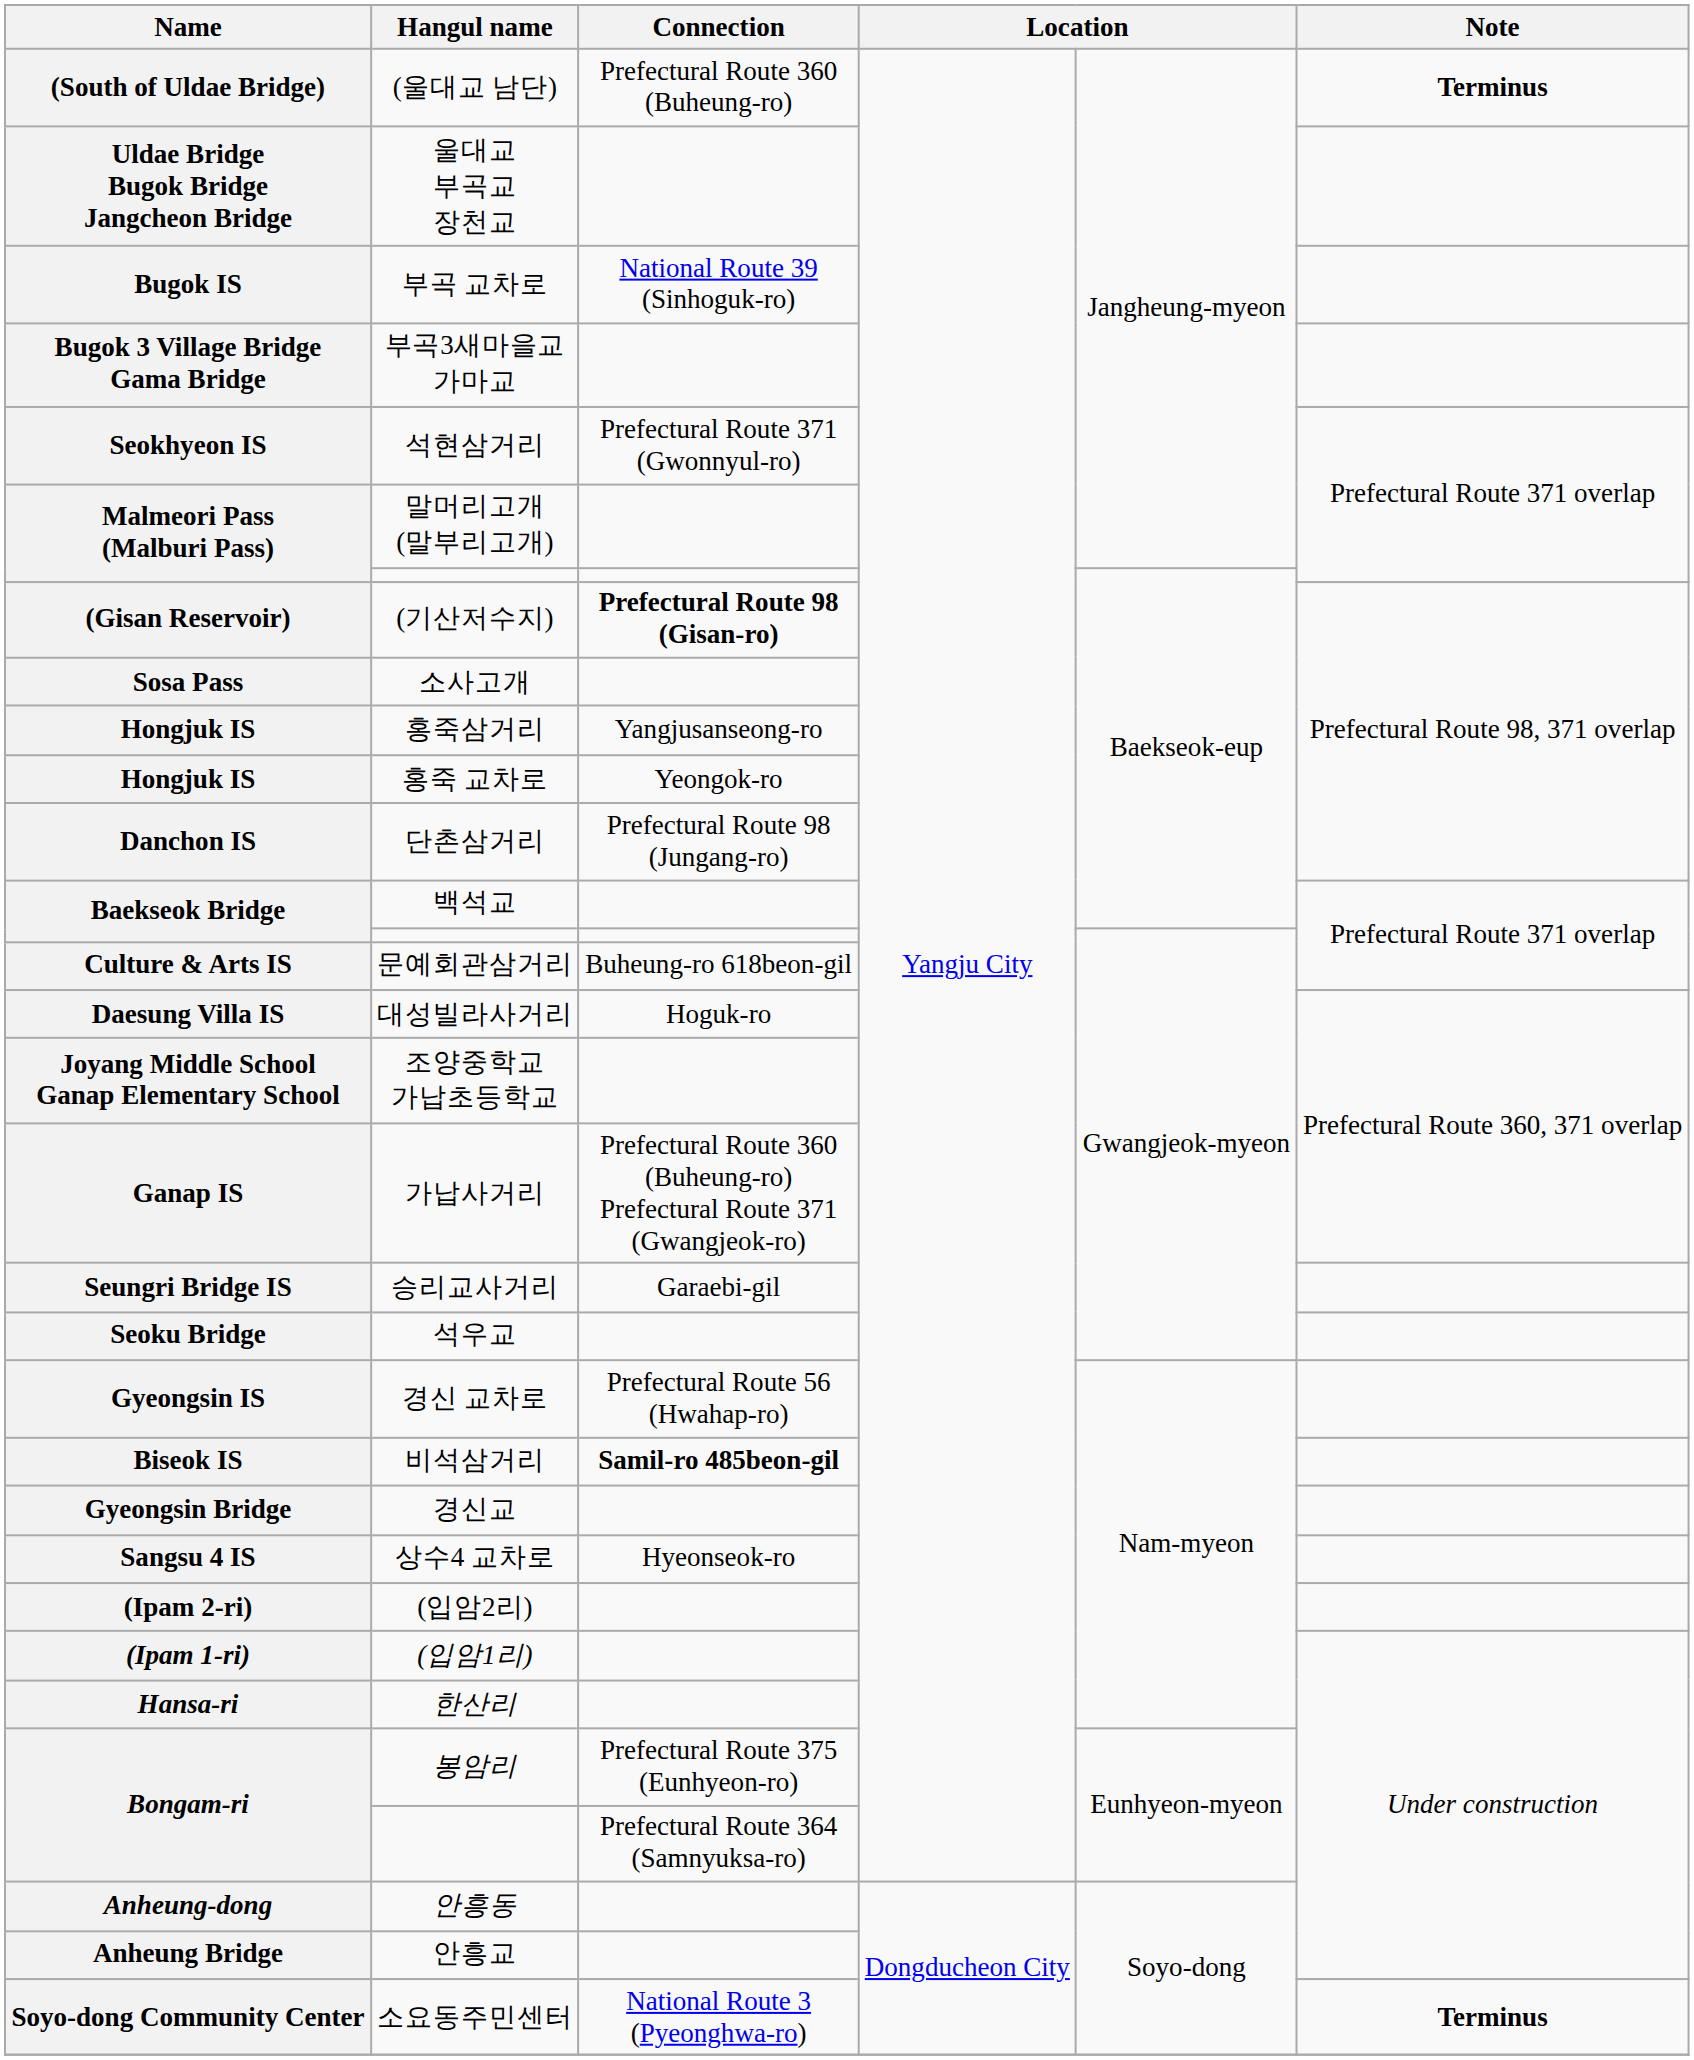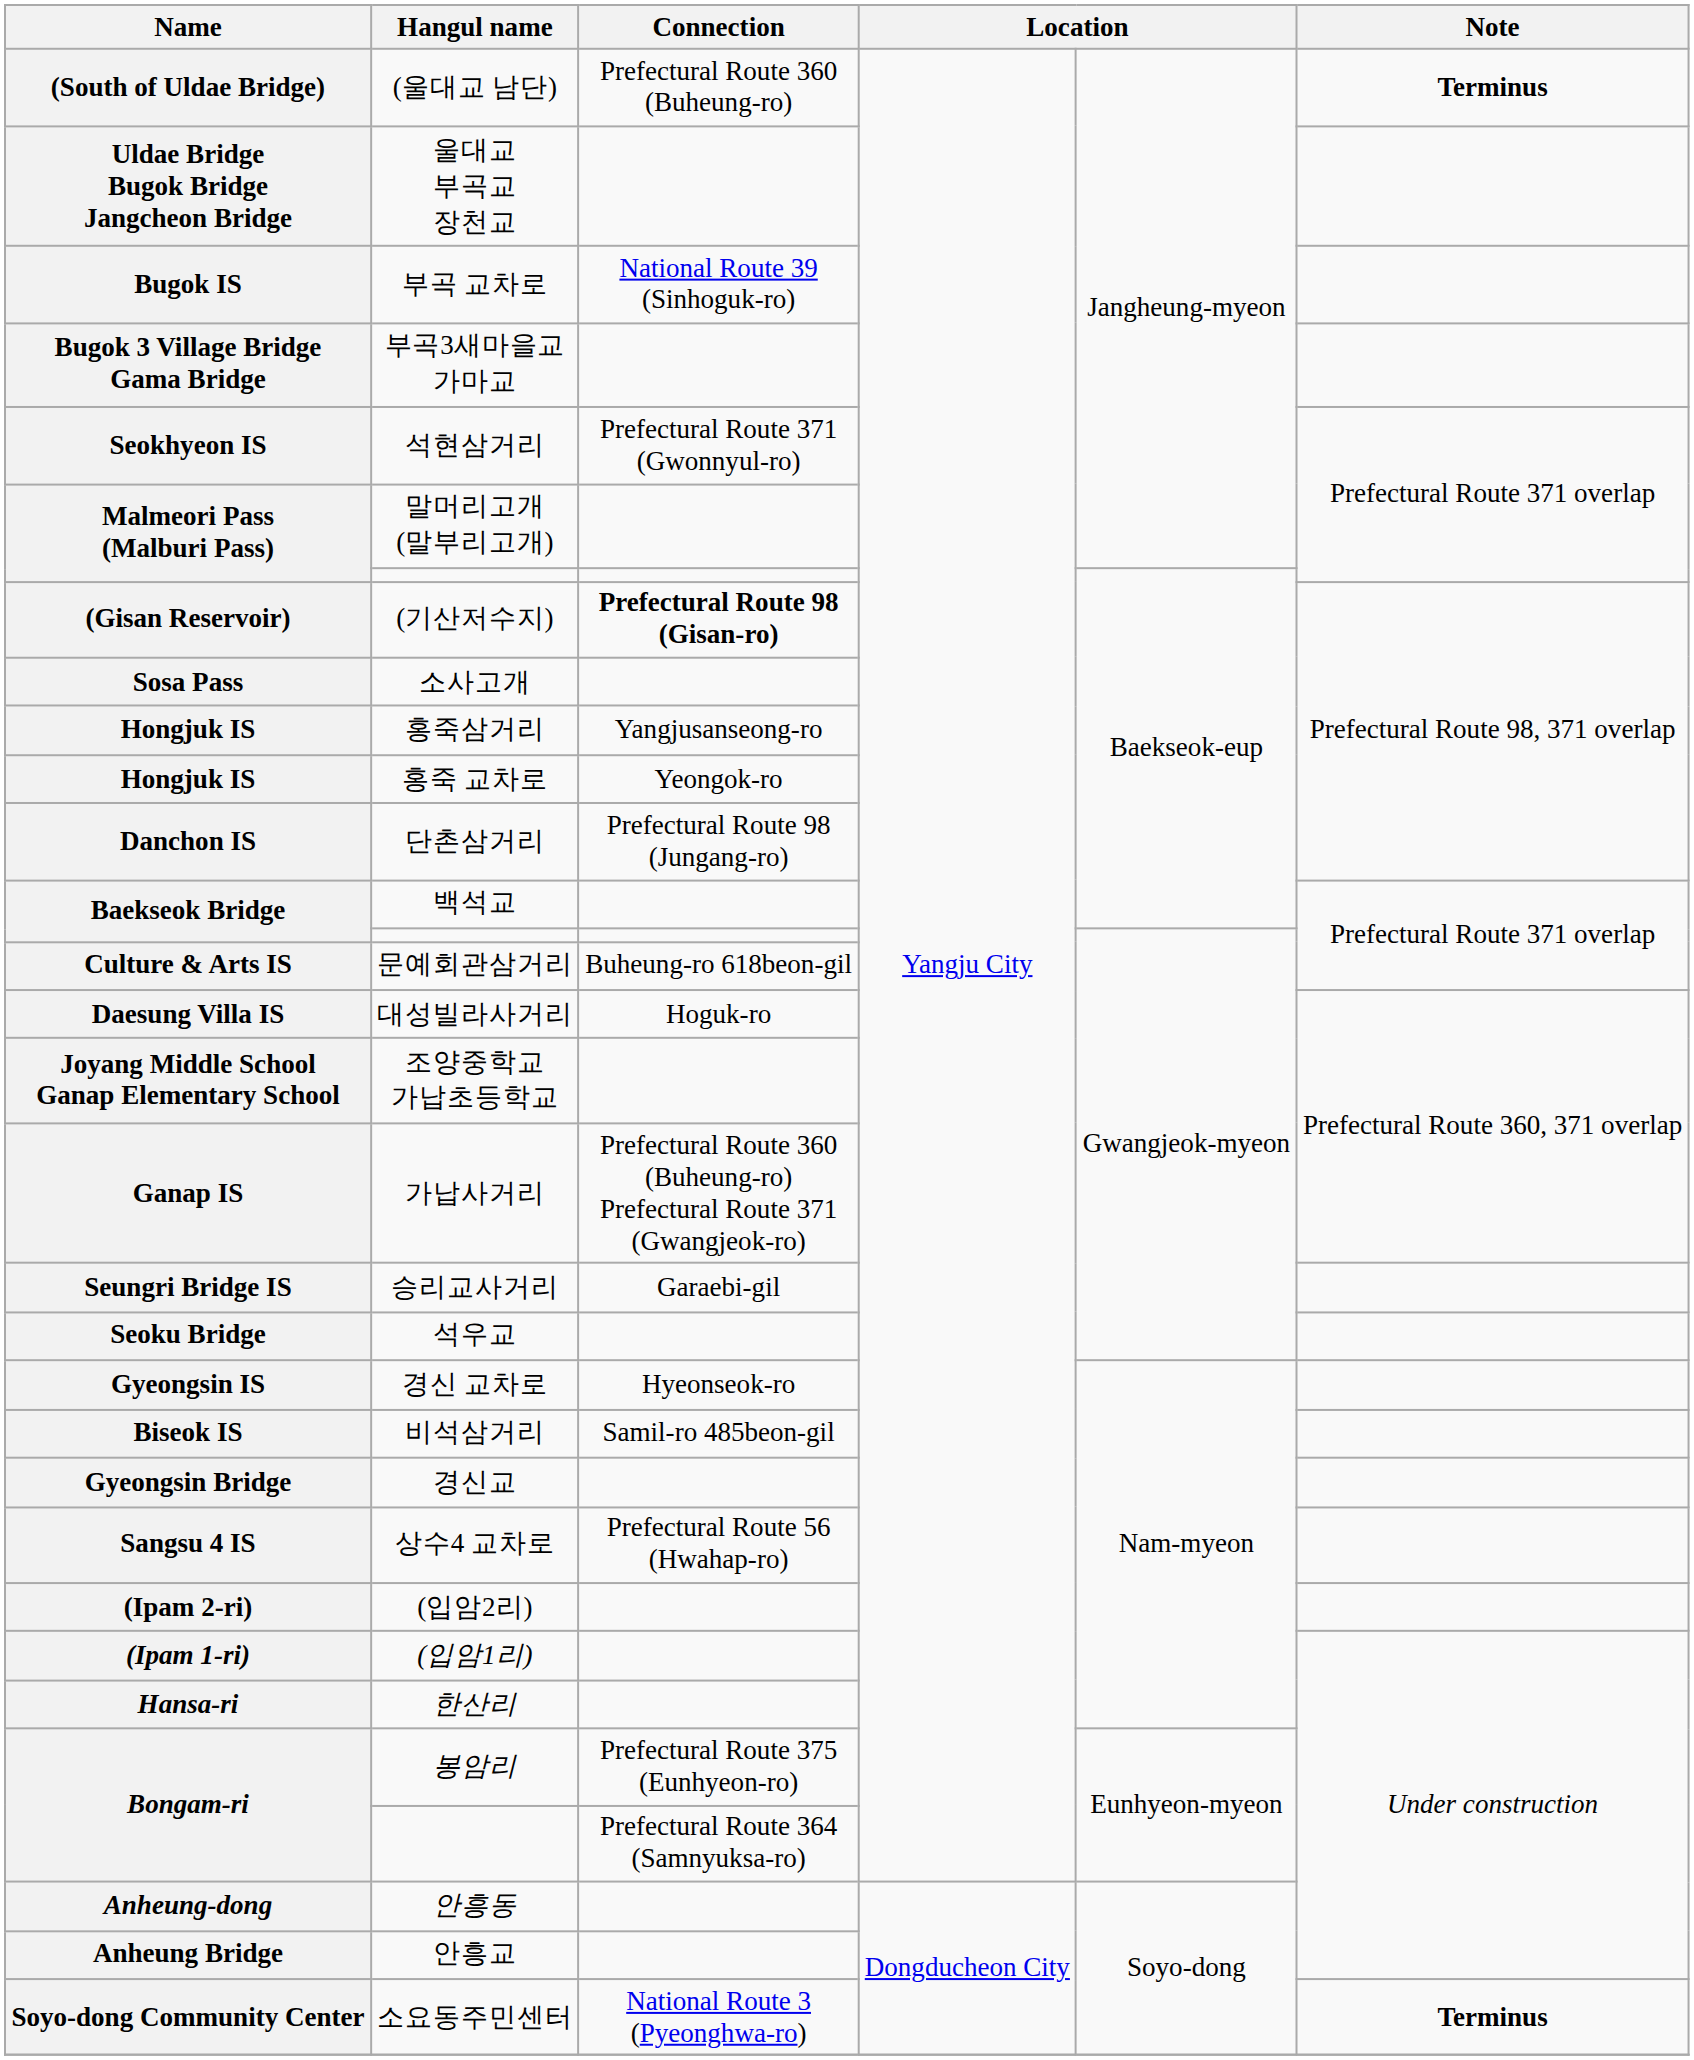(719, 1397) Prefectural Route 56 (Hwahap-ro) -> (719, 1383) Hyeonseok-ro
(719, 1460) bold -> (719, 1432) normal
(719, 1557) Hyeonseok-ro -> (719, 1543) Prefectural Route 56 (Hwahap-ro)
